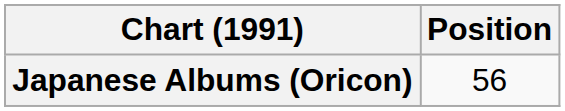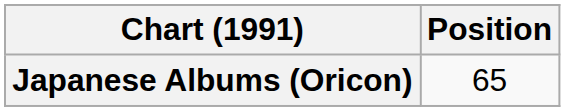(490, 79) 56 -> (490, 79) 65
